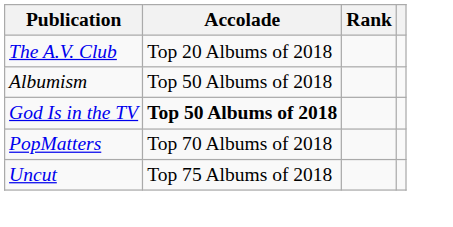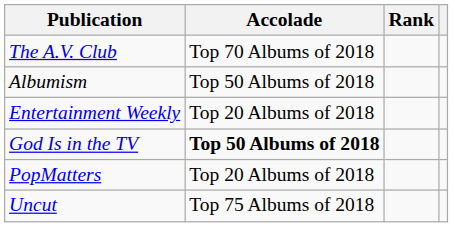(240, 50) Top 20 Albums of 2018 -> (282, 50) Top 70 Albums of 2018
+ row: (95, 112)
(240, 143) Top 70 Albums of 2018 -> (282, 174) Top 20 Albums of 2018
